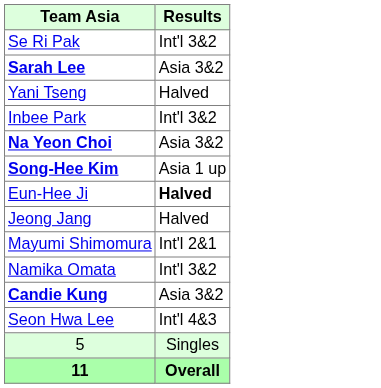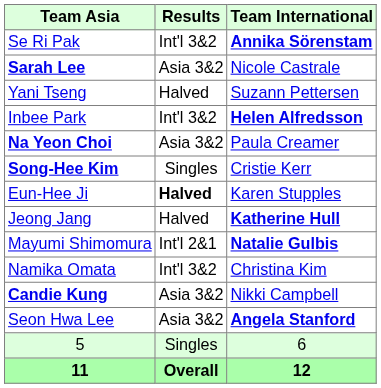+ column: (302, 17)
(192, 168) Asia 1 up -> (191, 168) Singles
(188, 320) Int'l 4&3 -> (191, 320) Asia 3&2
